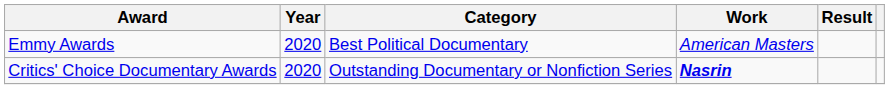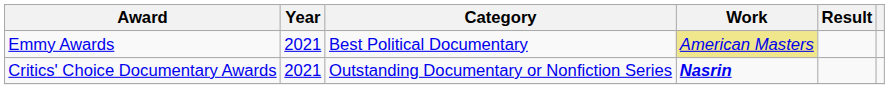(303, 44) 2020 -> (303, 44) 2021
(747, 44) no background -> (747, 44) khaki background
(303, 70) 2020 -> (303, 70) 2021
